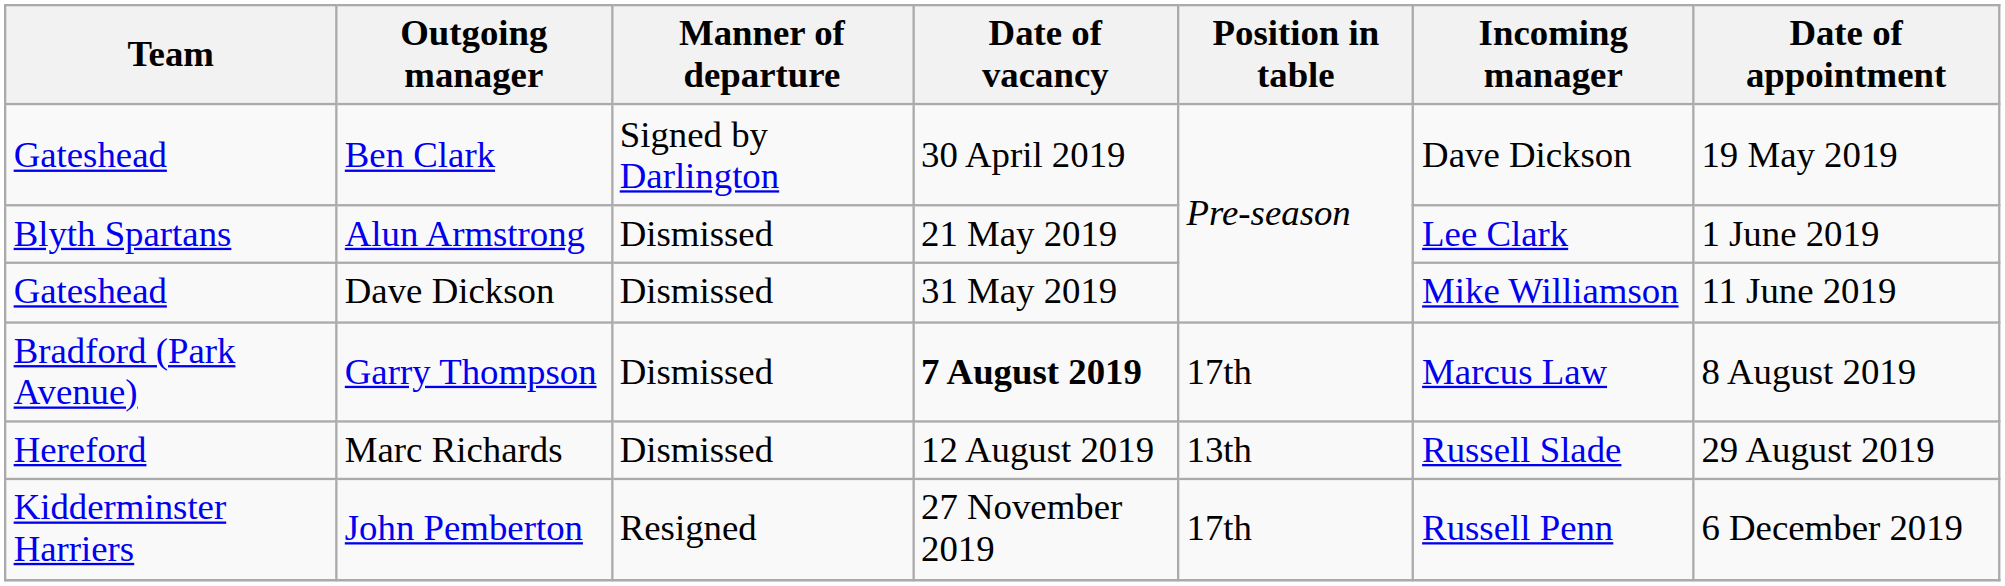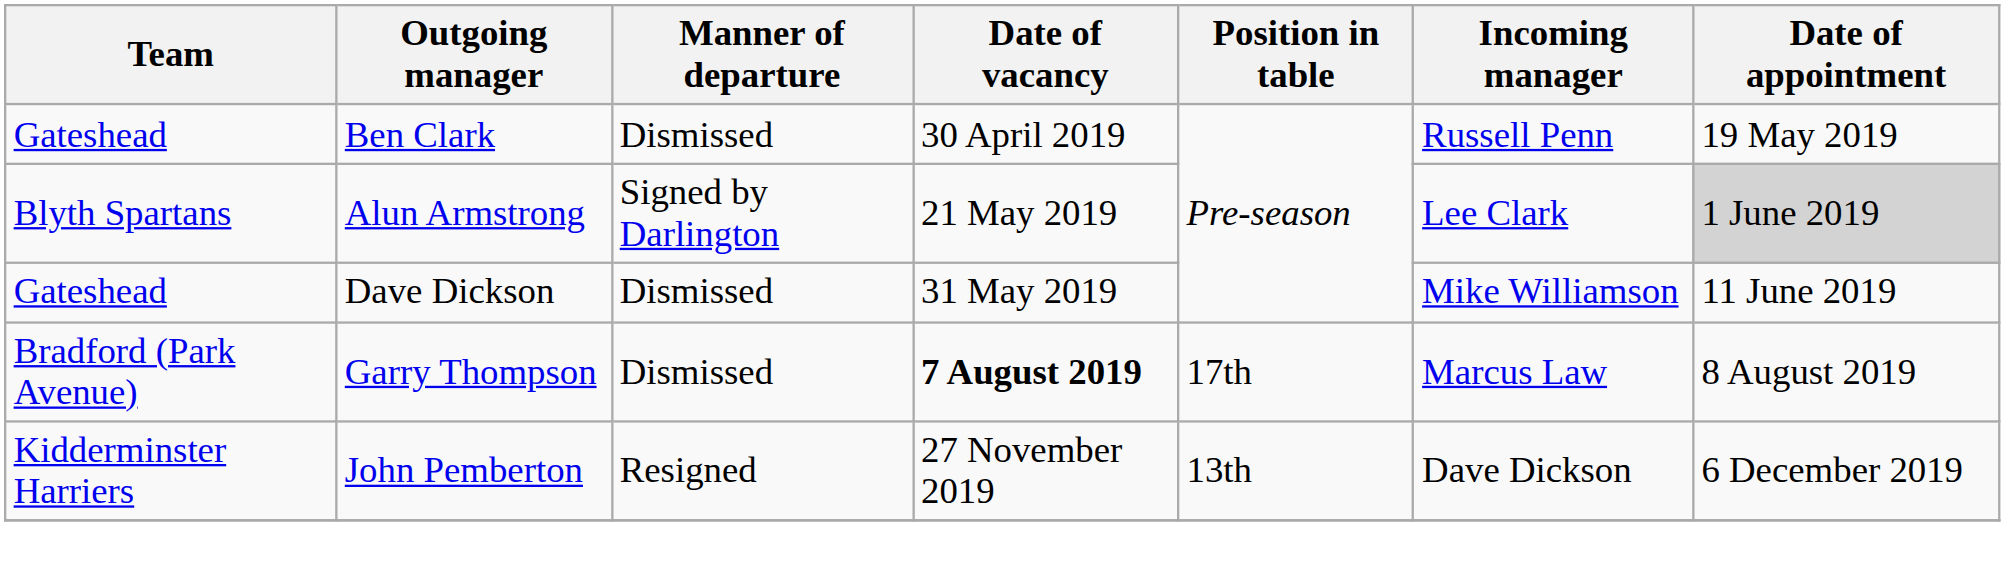(699, 154) Signed by Darlington -> (696, 133) Dismissed
(1527, 154) Dave Dickson -> (1518, 133) Russell Penn
(696, 233) Dismissed -> (699, 212) Signed by Darlington
(1790, 233) no background -> (1790, 212) lightgrey background
- row: (454, 449)
(1219, 528) 17th -> (1219, 470) 13th
(1518, 528) Russell Penn -> (1527, 470) Dave Dickson
